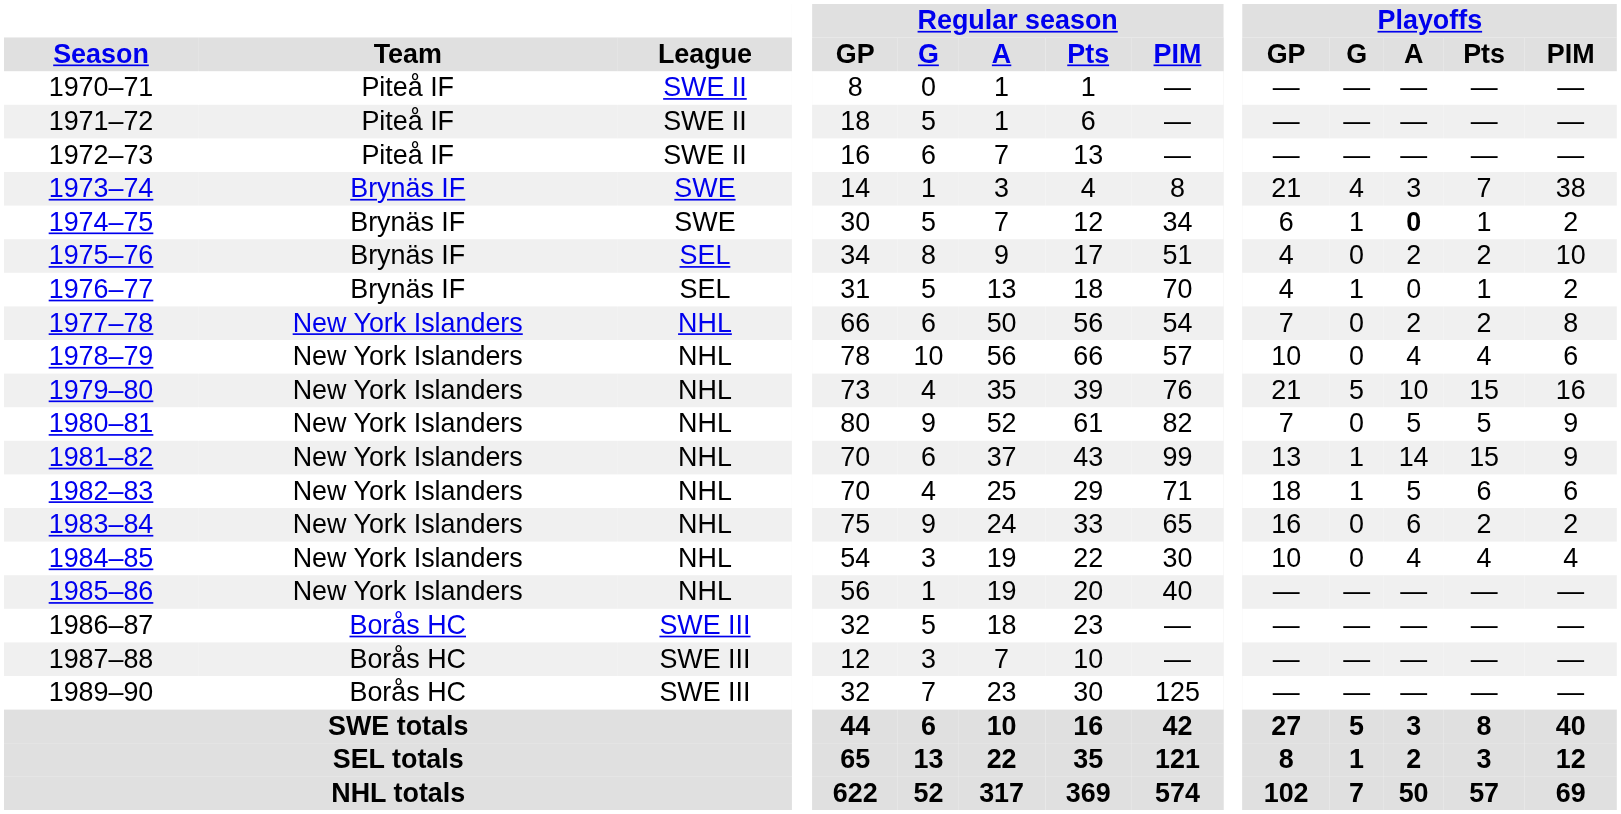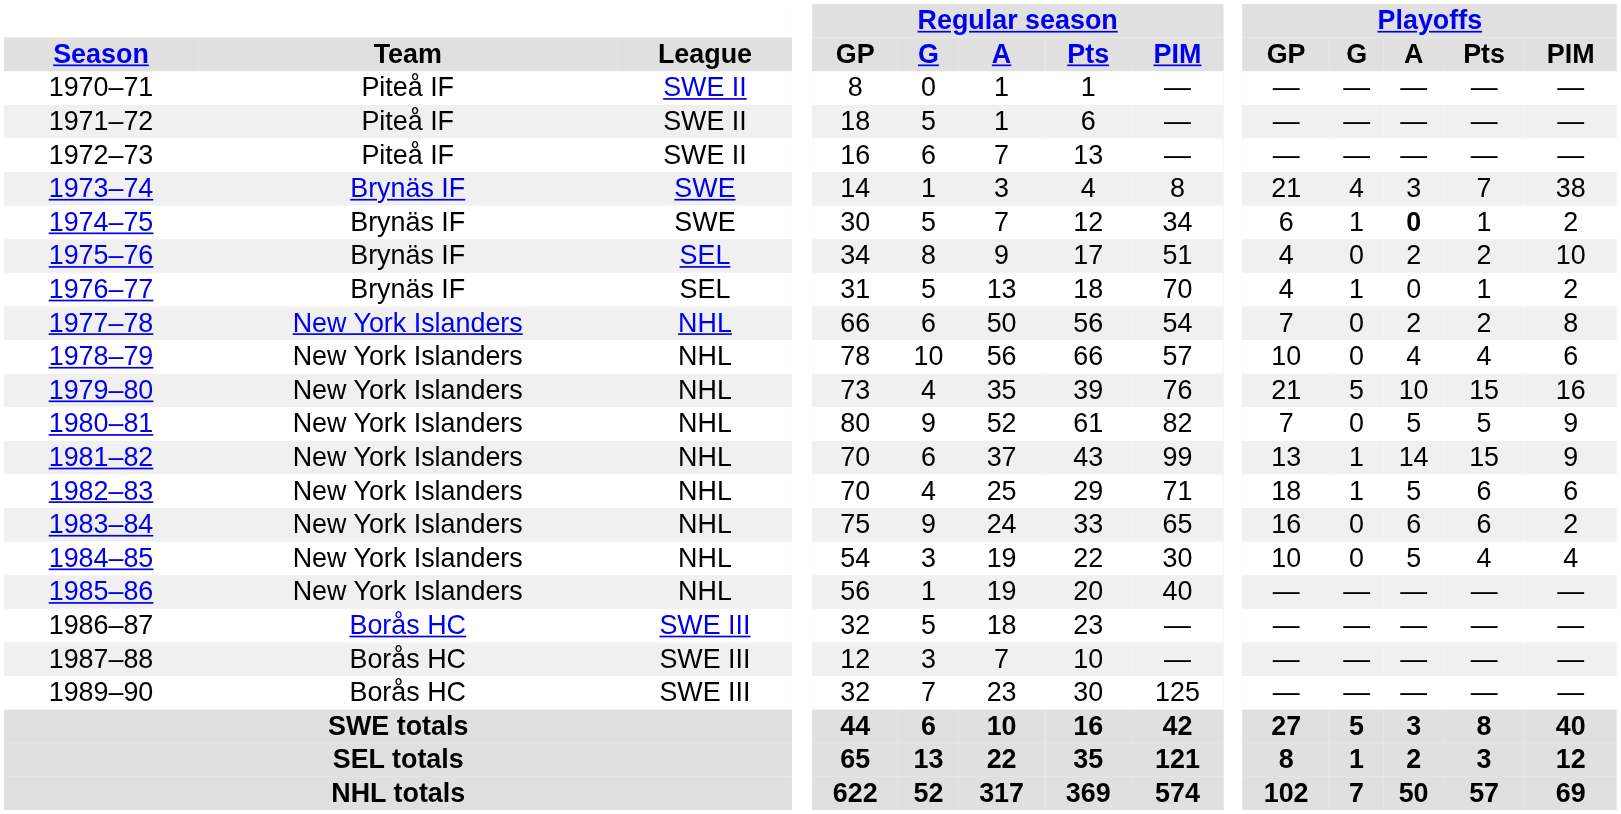(1484, 524) 2 -> (1484, 524) 6
(1414, 558) 4 -> (1414, 558) 5
